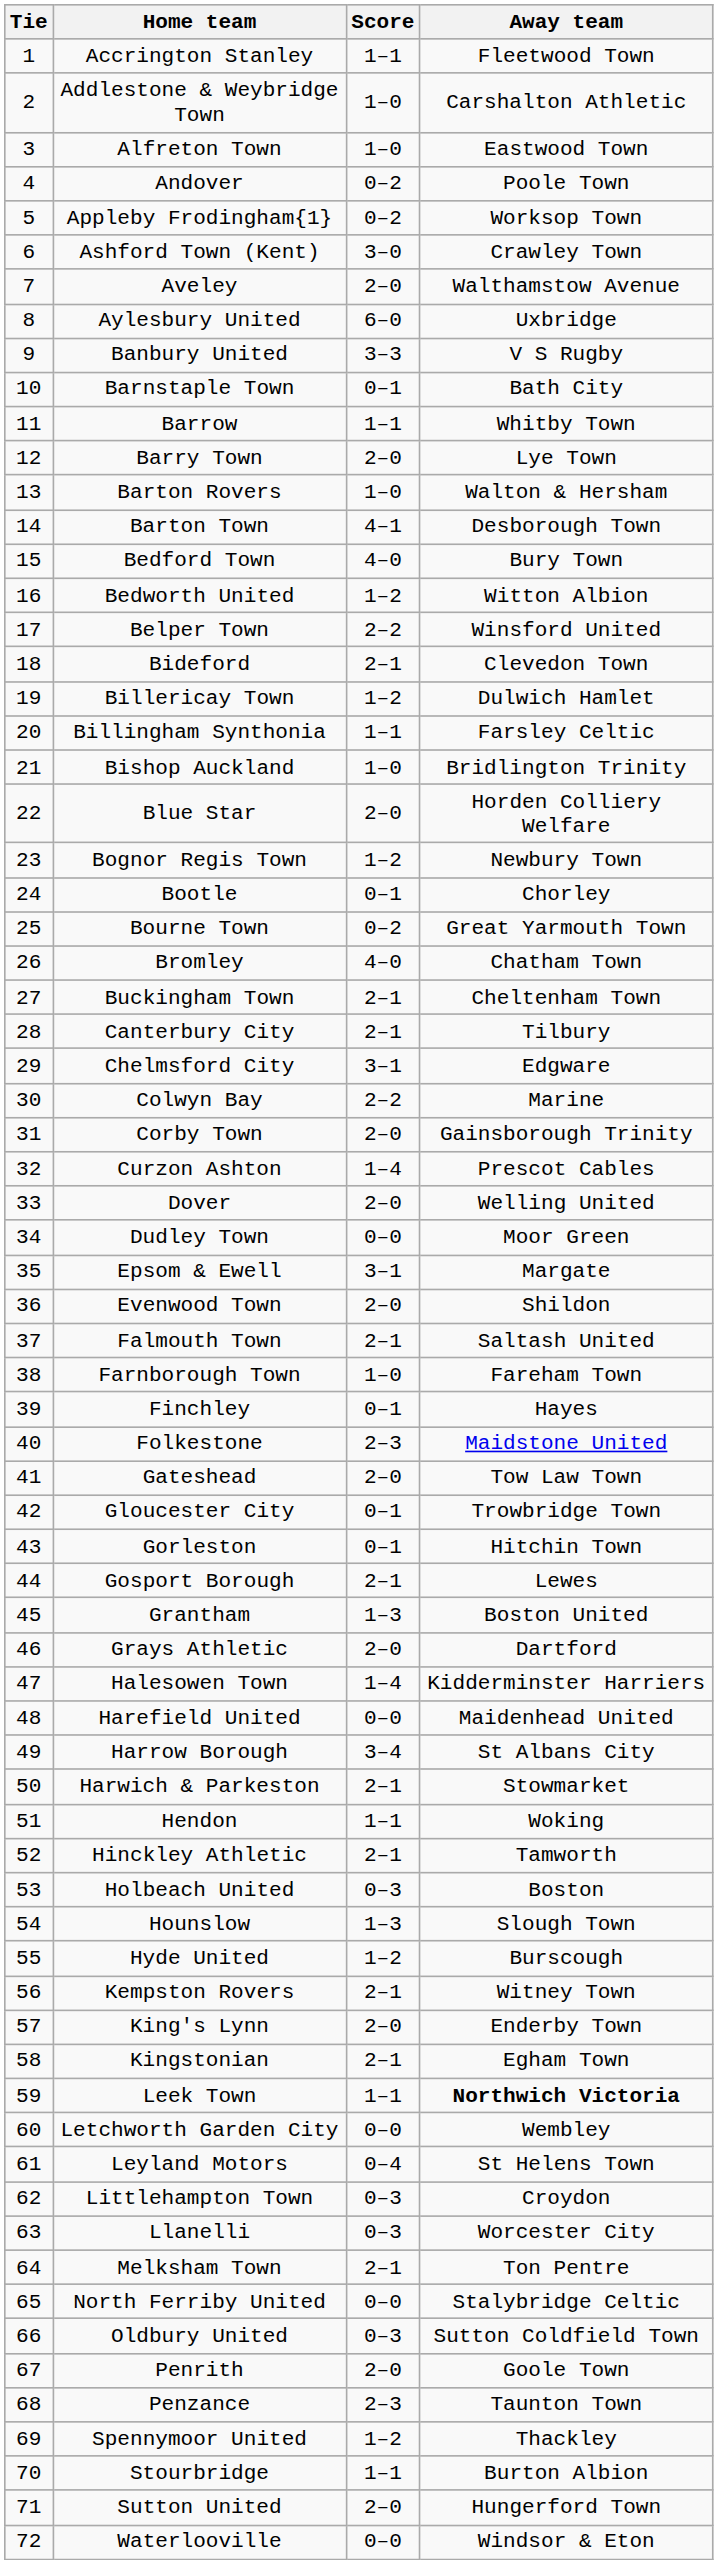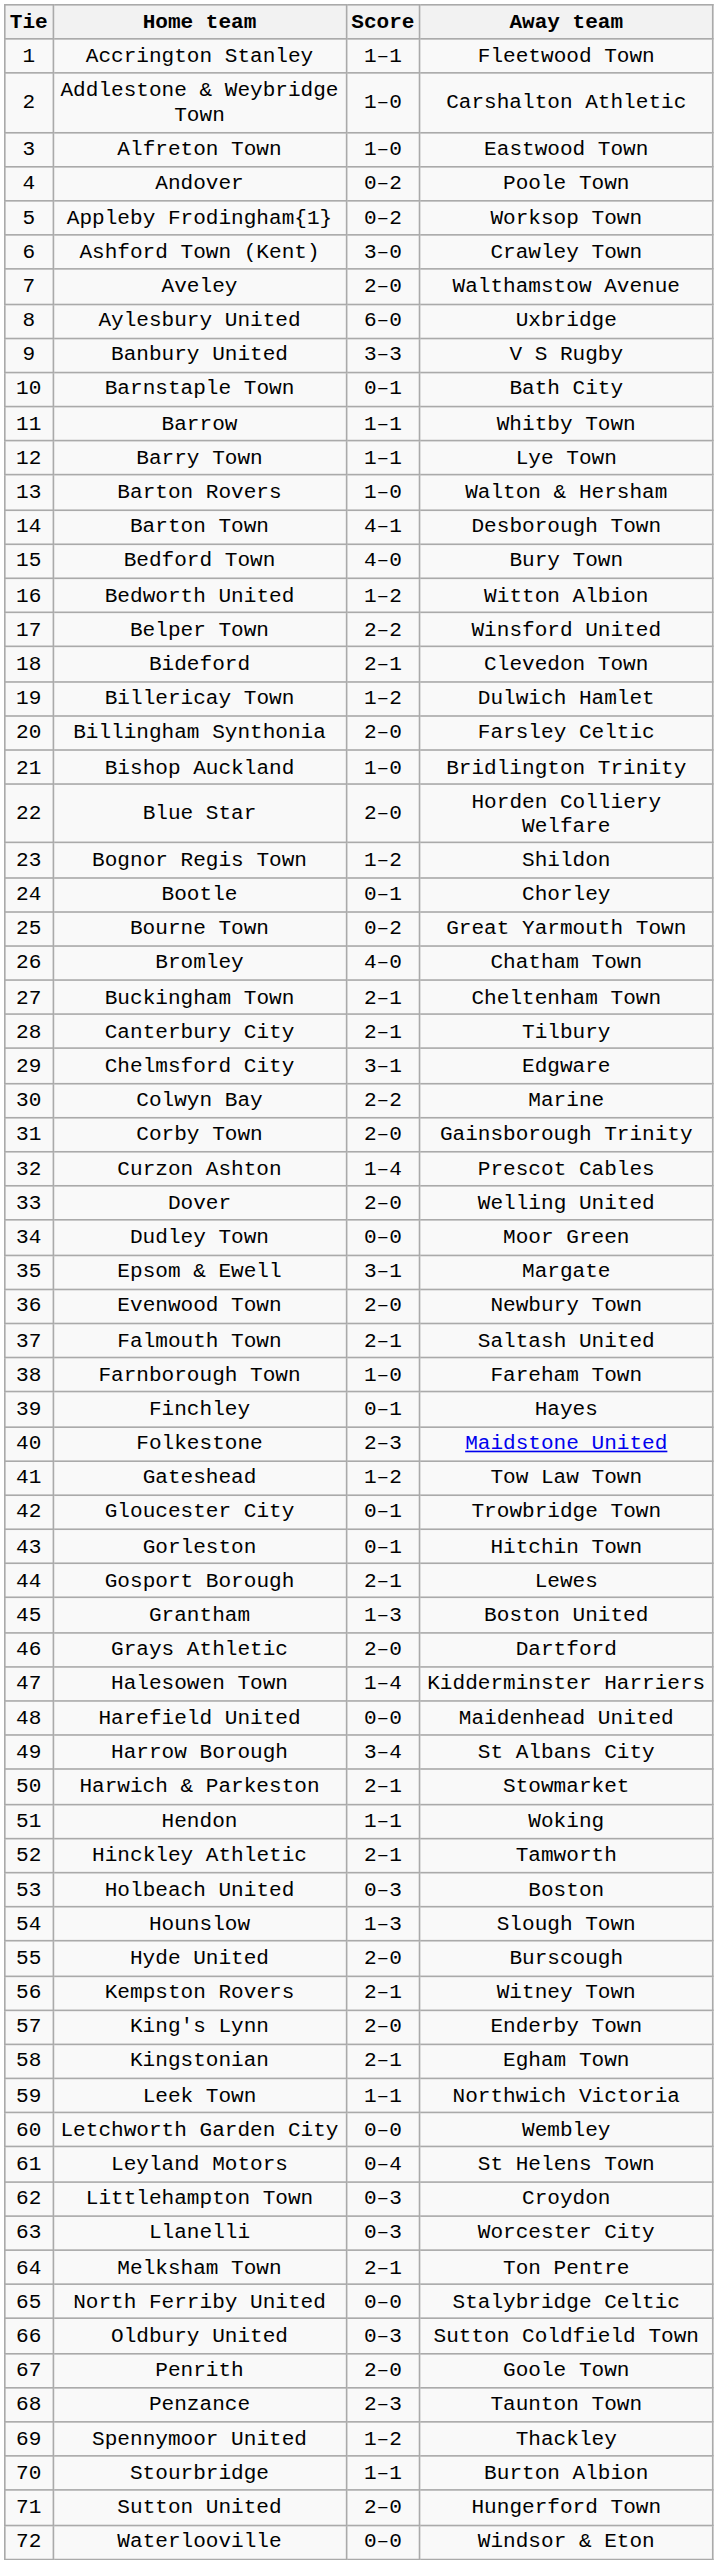(383, 458) 2–0 -> (383, 458) 1–1
(383, 733) 1–1 -> (383, 733) 2–0
(566, 860) Newbury Town -> (566, 860) Shildon
(566, 1306) Shildon -> (566, 1306) Newbury Town
(383, 1478) 2–0 -> (383, 1478) 1–2
(383, 1958) 1–2 -> (383, 1958) 2–0
(566, 2096) bold -> (566, 2096) normal
